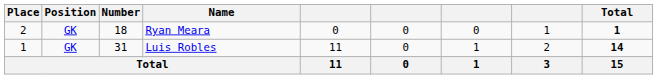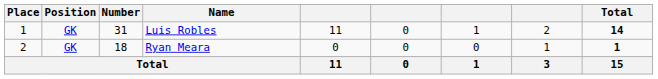rows swapped: (181, 48) <-> (178, 31)
